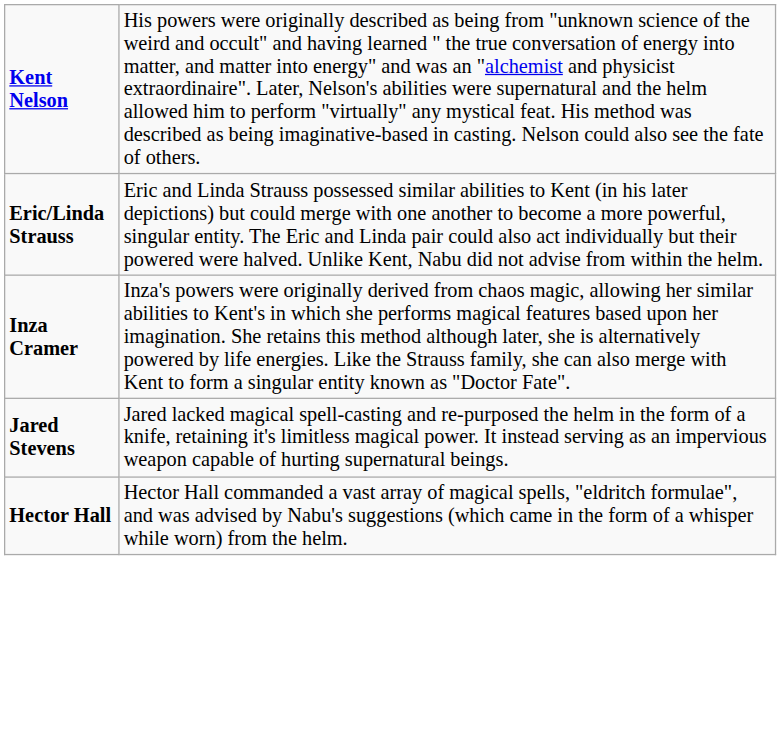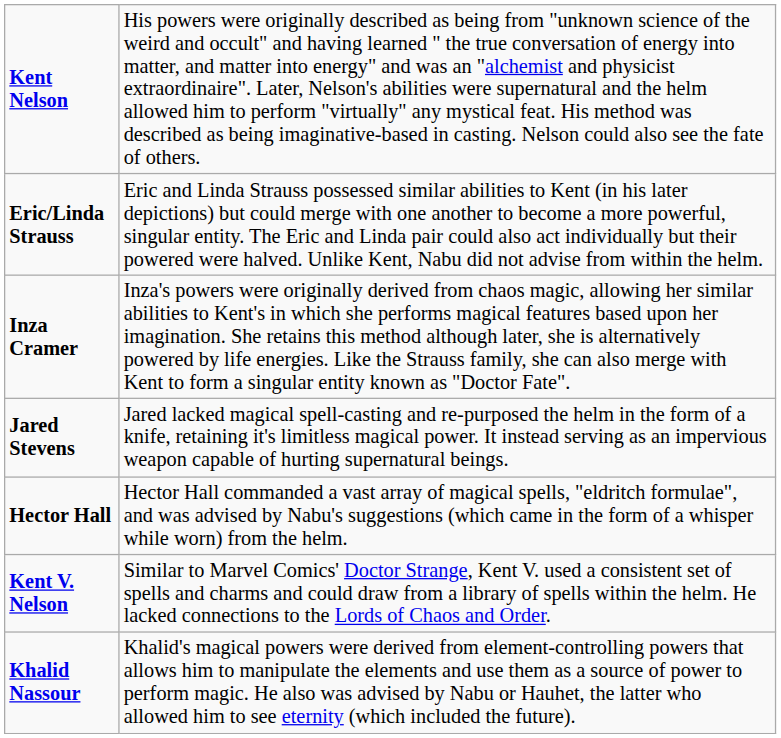+ row: (42, 593)
+ row: (45, 682)
